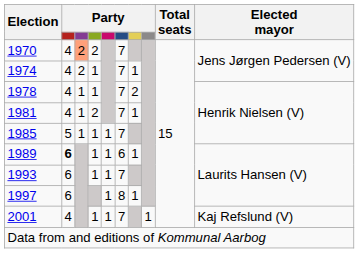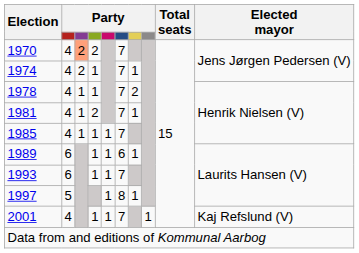(68, 133) 5 -> (68, 133) 4
(68, 154) bold -> (68, 154) normal
(68, 196) 6 -> (68, 196) 5
